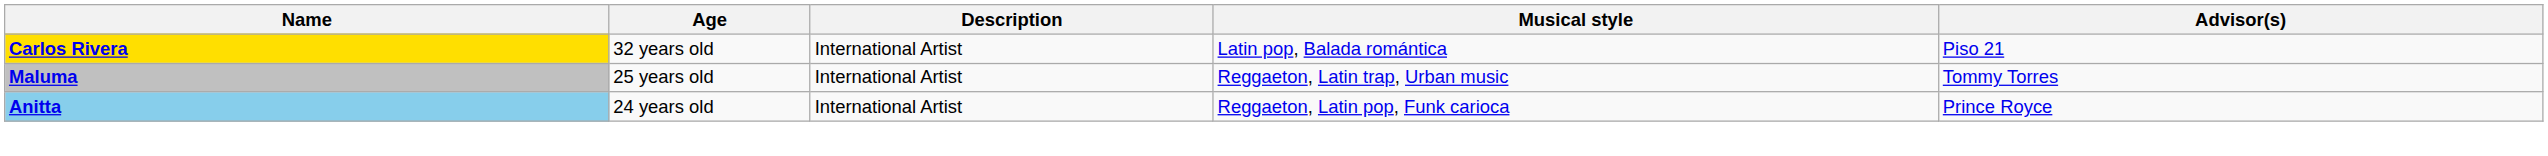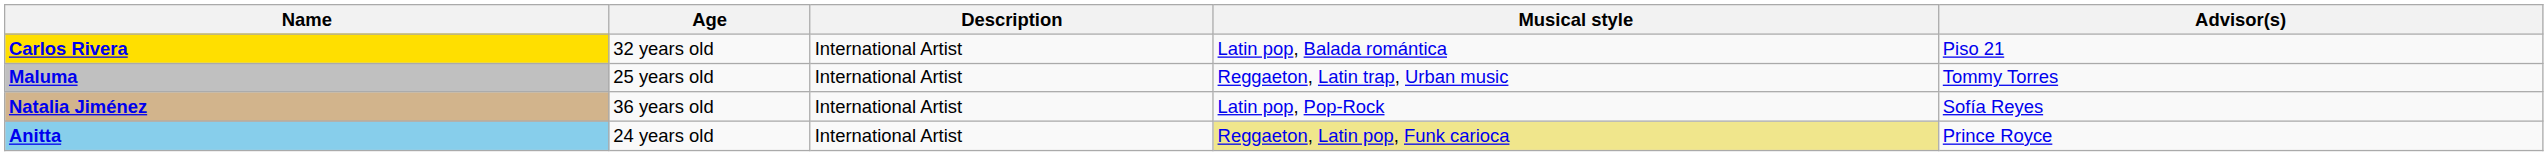+ row: (78, 107)
(1364, 107) no background -> (1364, 136) khaki background
